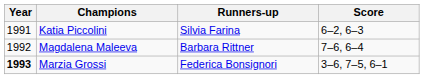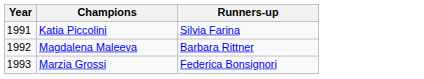- column: (369, 13)
(19, 64) bold -> (19, 64) normal
